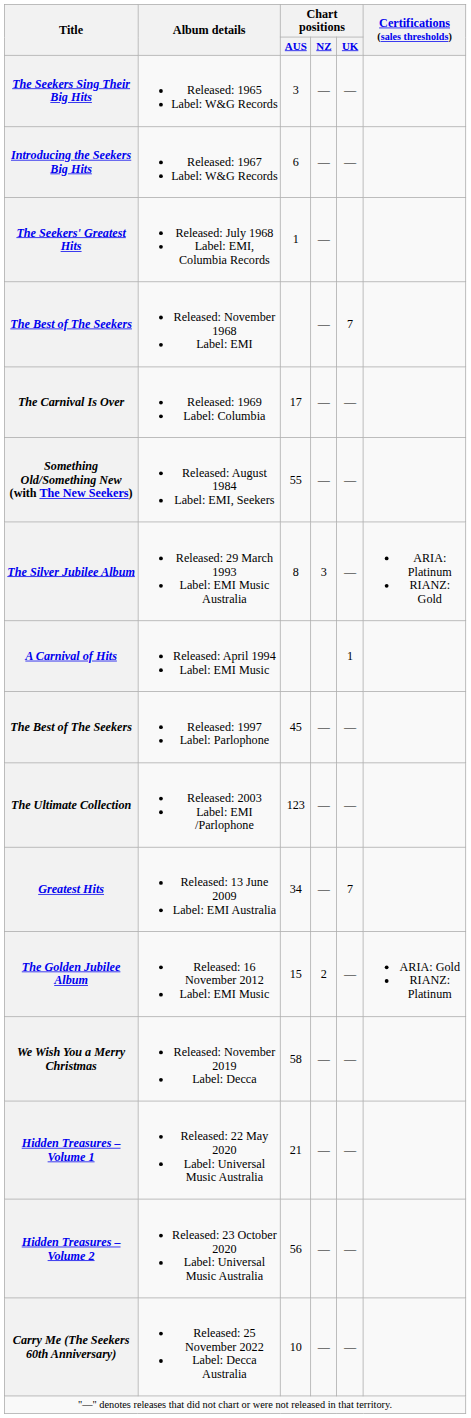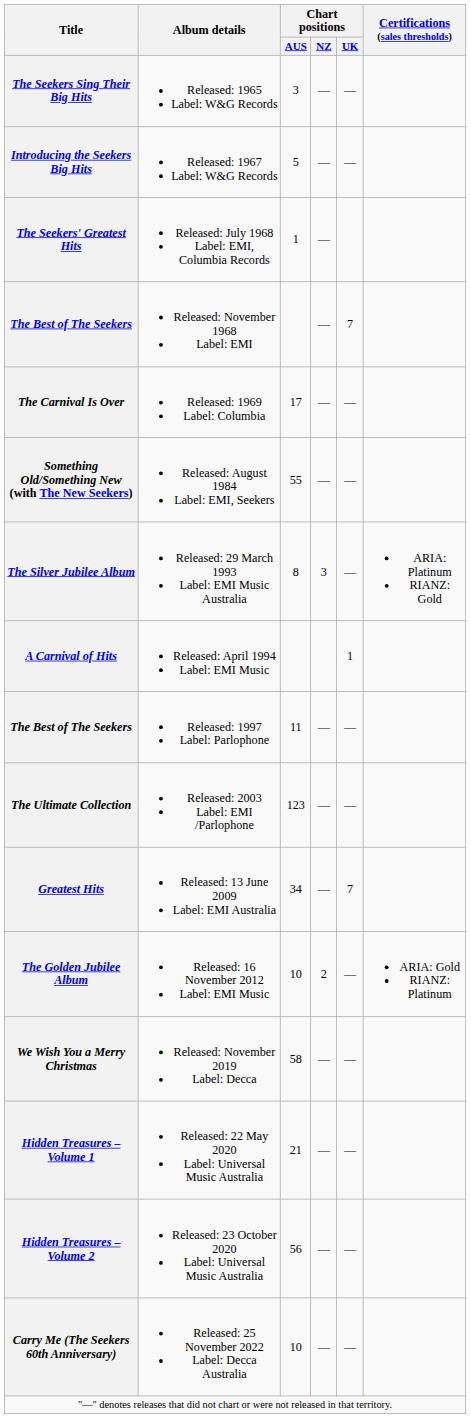(296, 161) 6 -> (296, 161) 5
(296, 727) 45 -> (296, 727) 11
(296, 974) 15 -> (296, 974) 10
